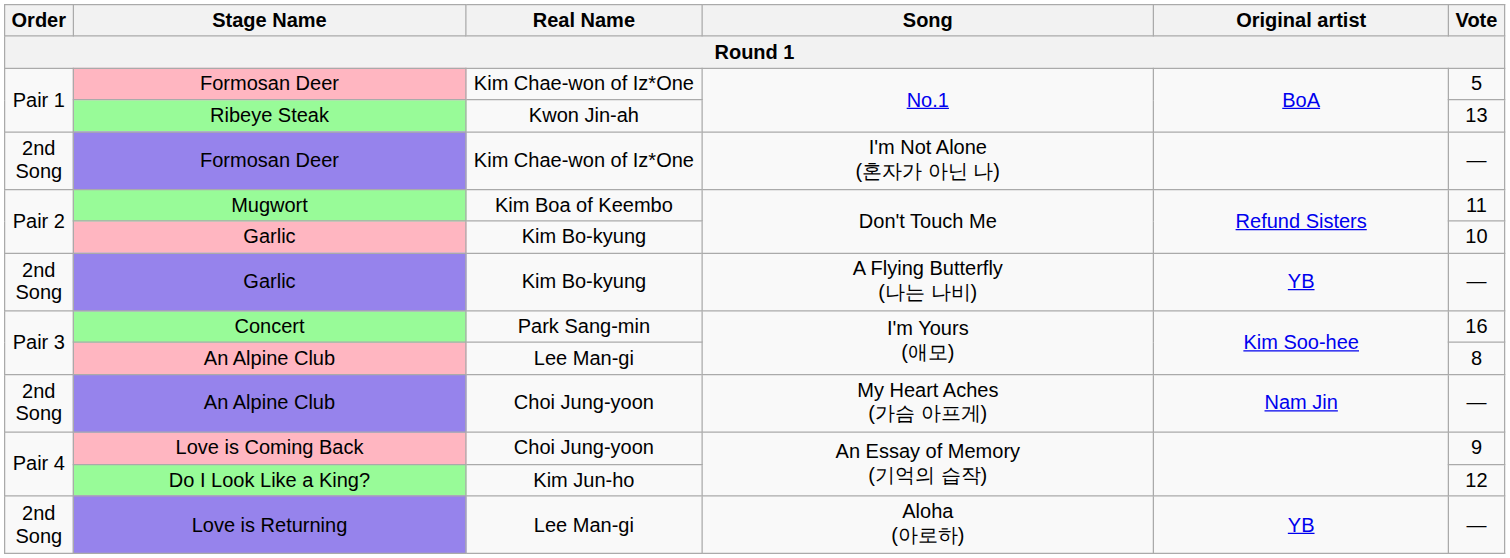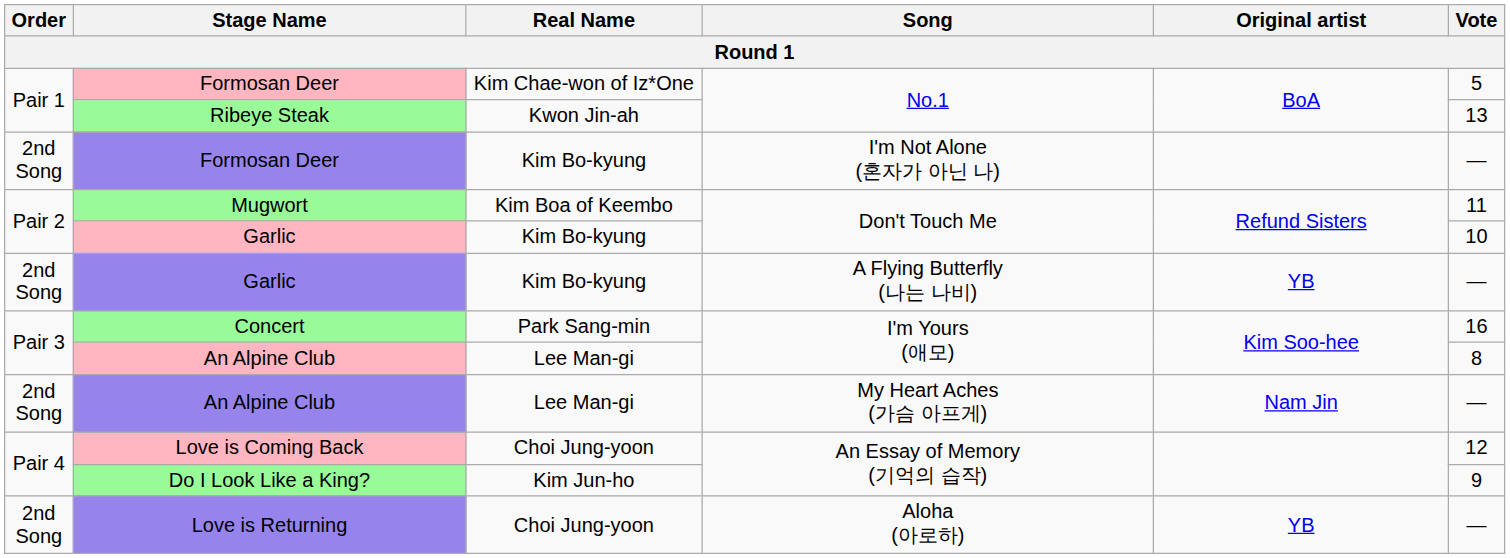(584, 160) Kim Chae-won of Iz*One -> (584, 160) Kim Bo-kyung
(584, 403) Choi Jung-yoon -> (584, 403) Lee Man-gi
(1476, 448) 9 -> (1476, 448) 12
(1476, 479) 12 -> (1476, 479) 9
(584, 524) Lee Man-gi -> (584, 524) Choi Jung-yoon
